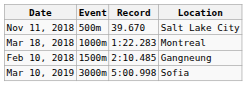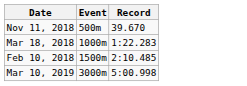- column: (200, 12)
